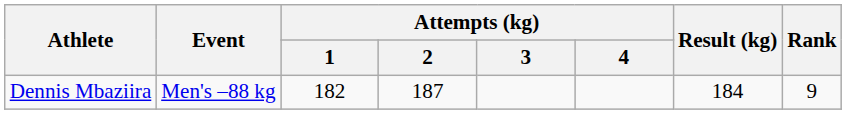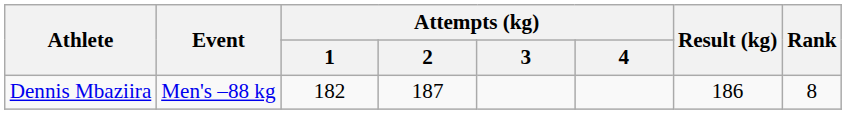(728, 92) 184 -> (728, 92) 186
(812, 92) 9 -> (812, 92) 8
